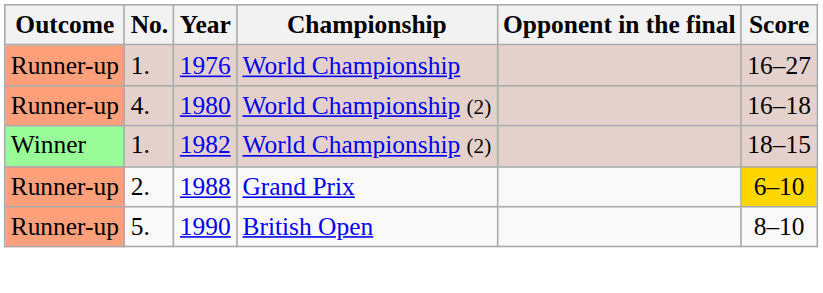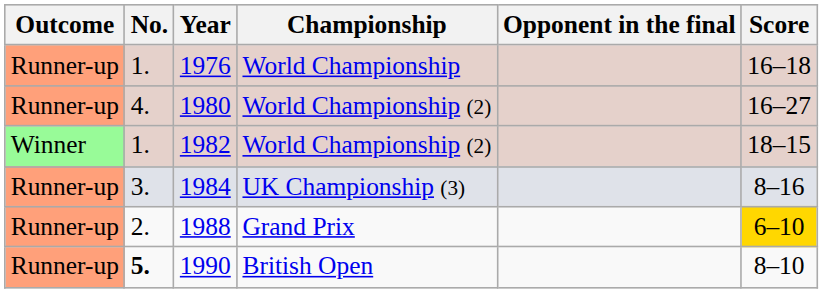(779, 65) 16–27 -> (779, 65) 16–18
(779, 105) 16–18 -> (779, 105) 16–27
+ row: (205, 186)
(140, 226) normal -> (140, 266) bold
